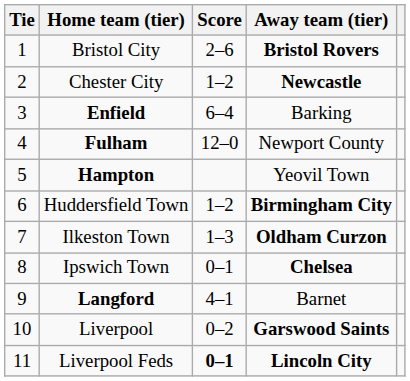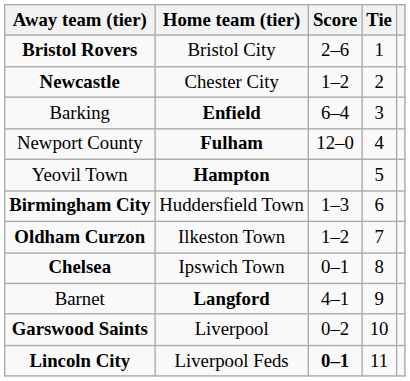columns swapped: (22, 19) <-> (321, 19)
(220, 205) 1–2 -> (335, 205) 1–3
(220, 236) 1–3 -> (335, 236) 1–2
